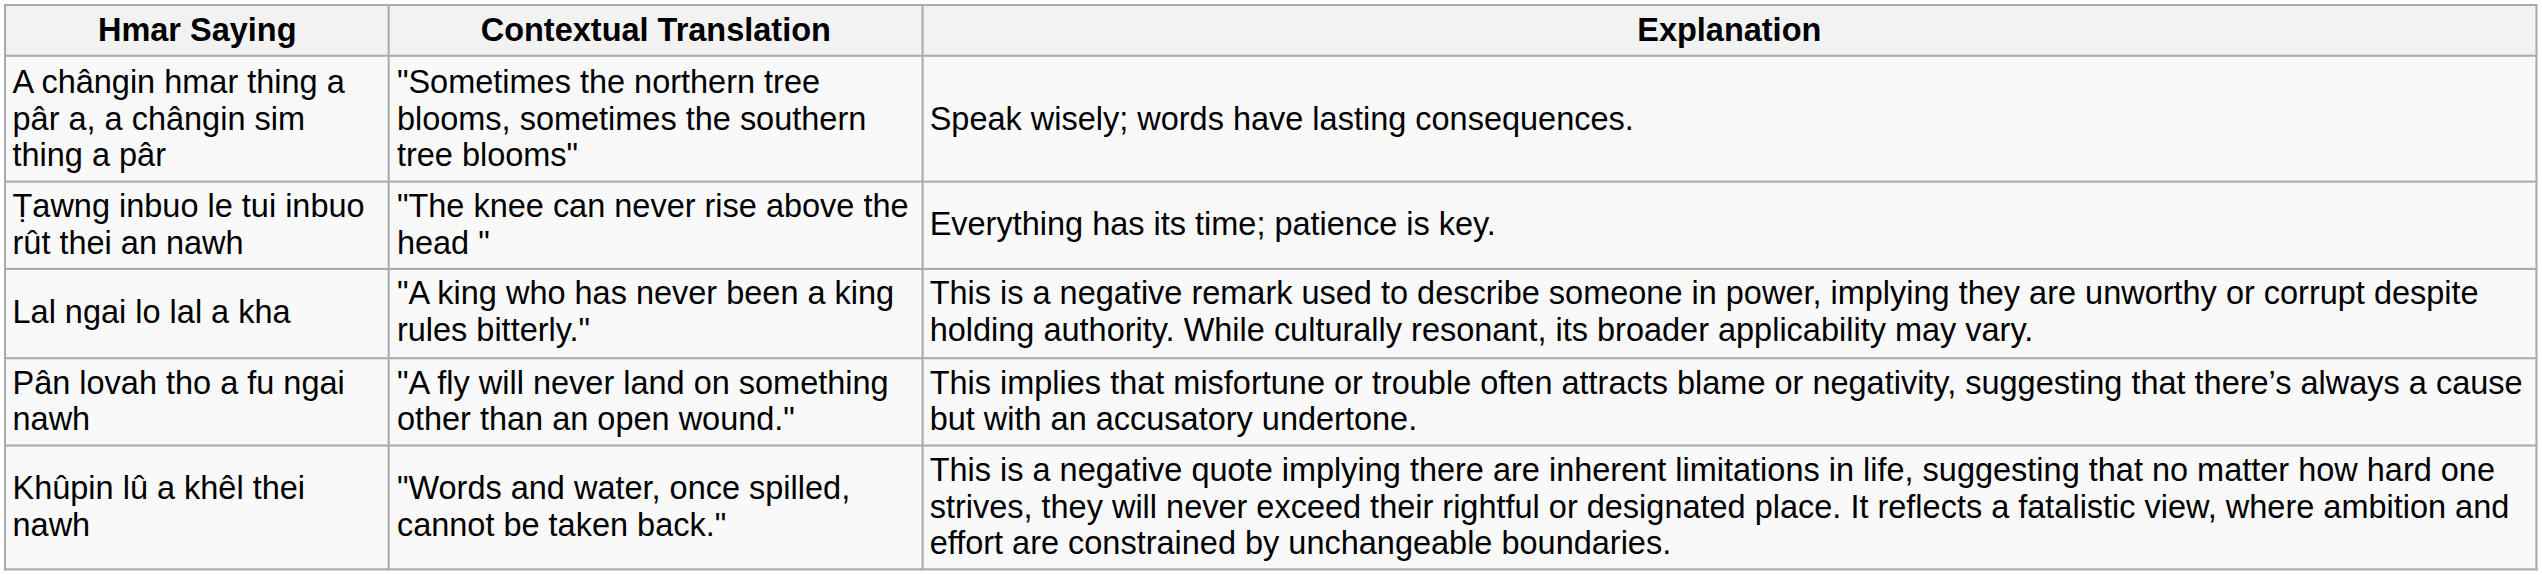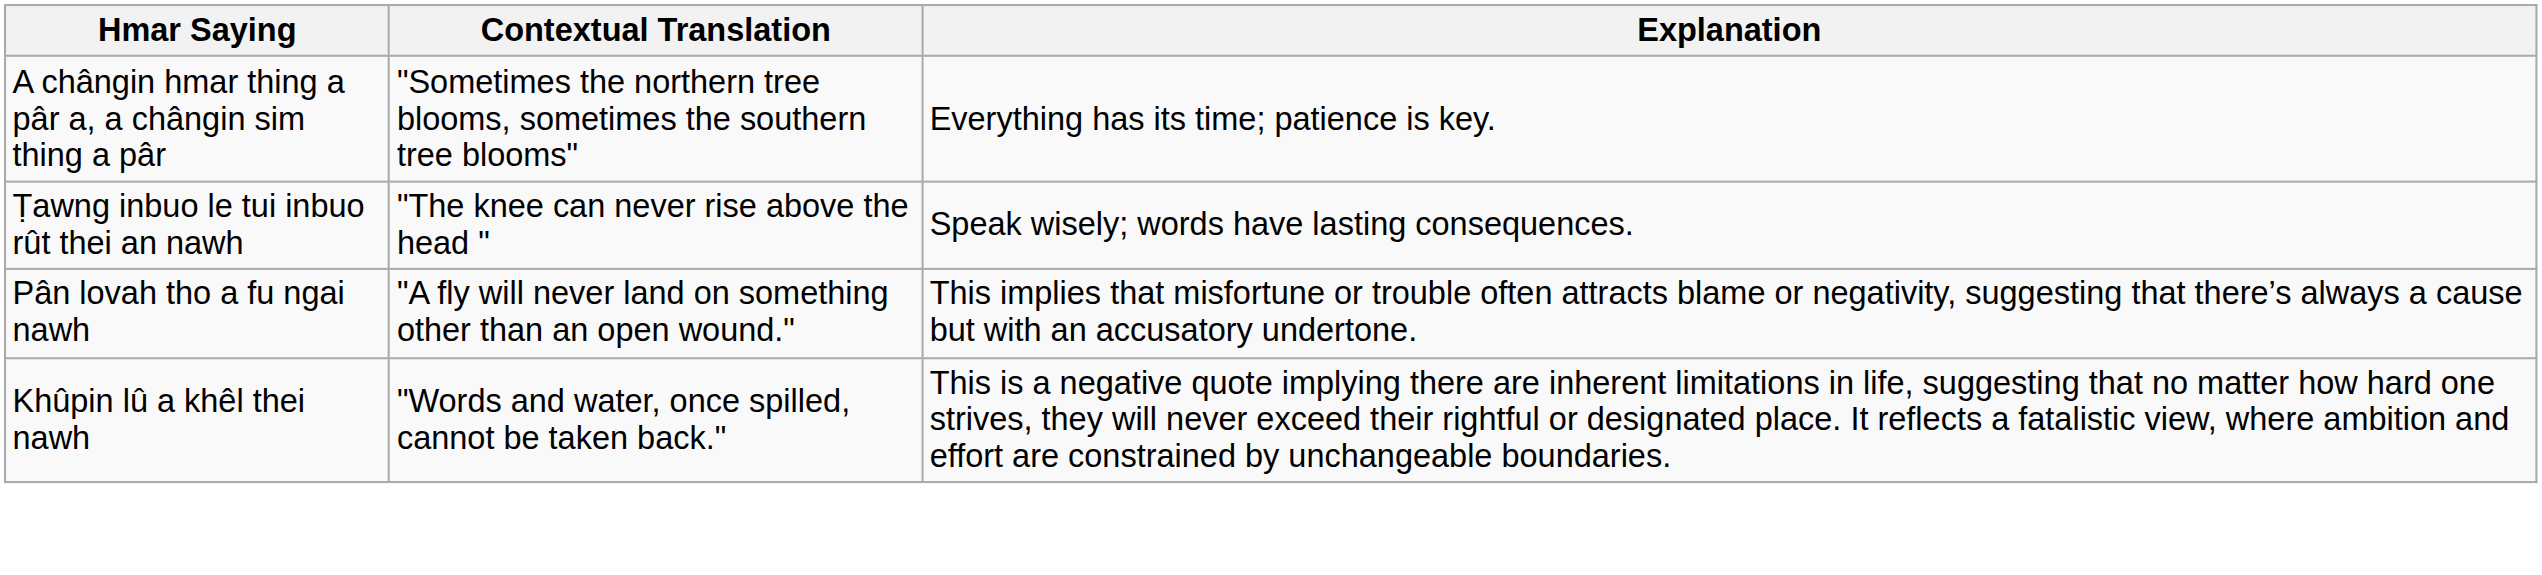(1282, 118) Speak wisely; words have lasting consequences. -> (1213, 118) Everything has its time; patience is key.
(1213, 224) Everything has its time; patience is key. -> (1282, 224) Speak wisely; words have lasting consequences.
- row: (152, 312)
